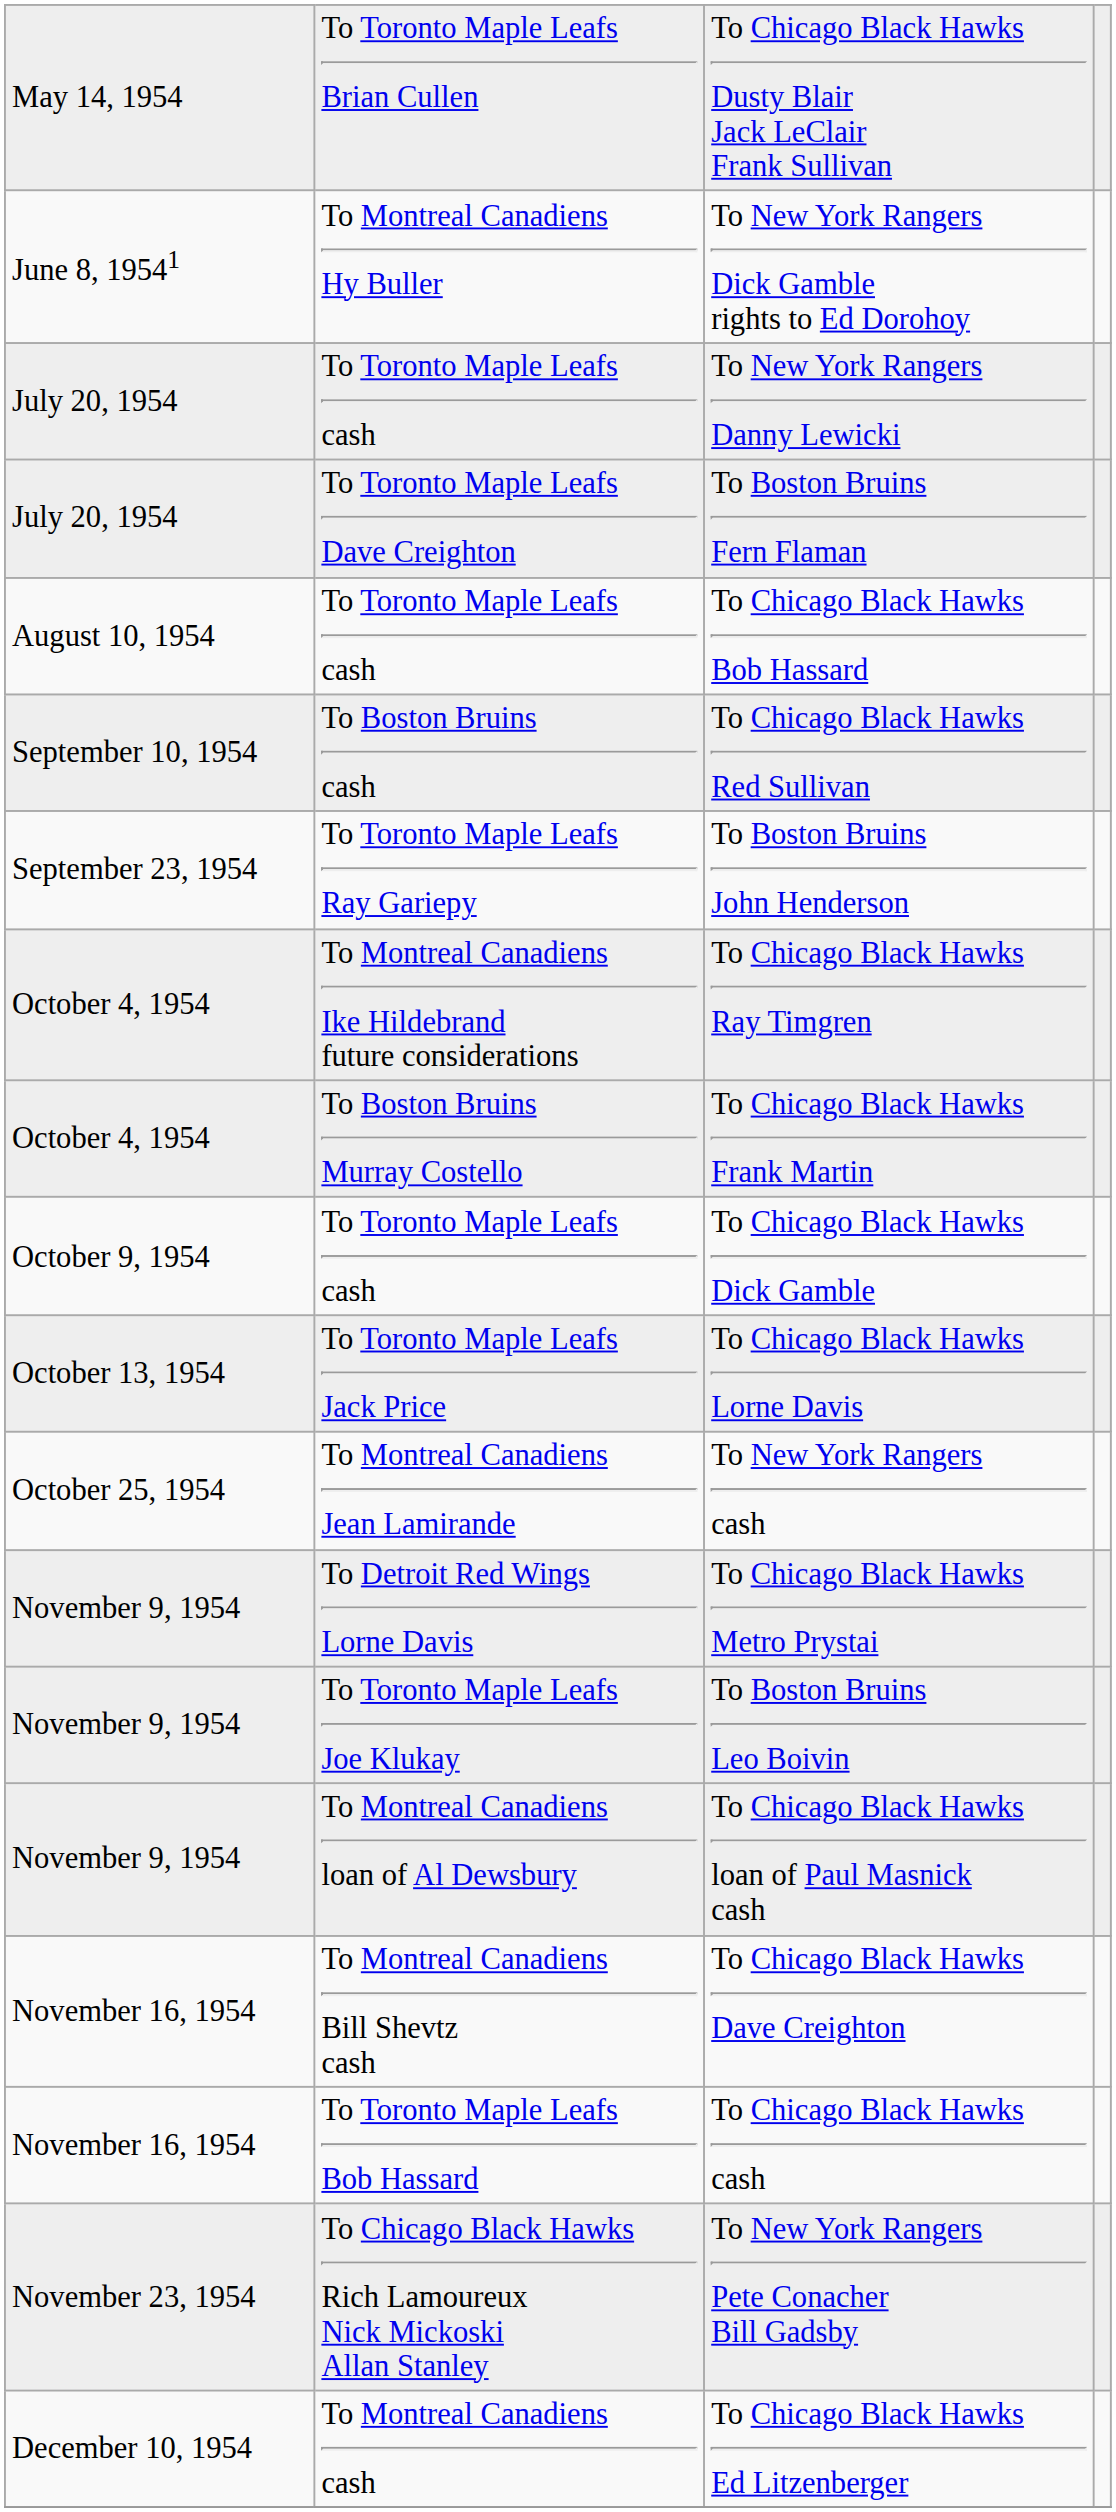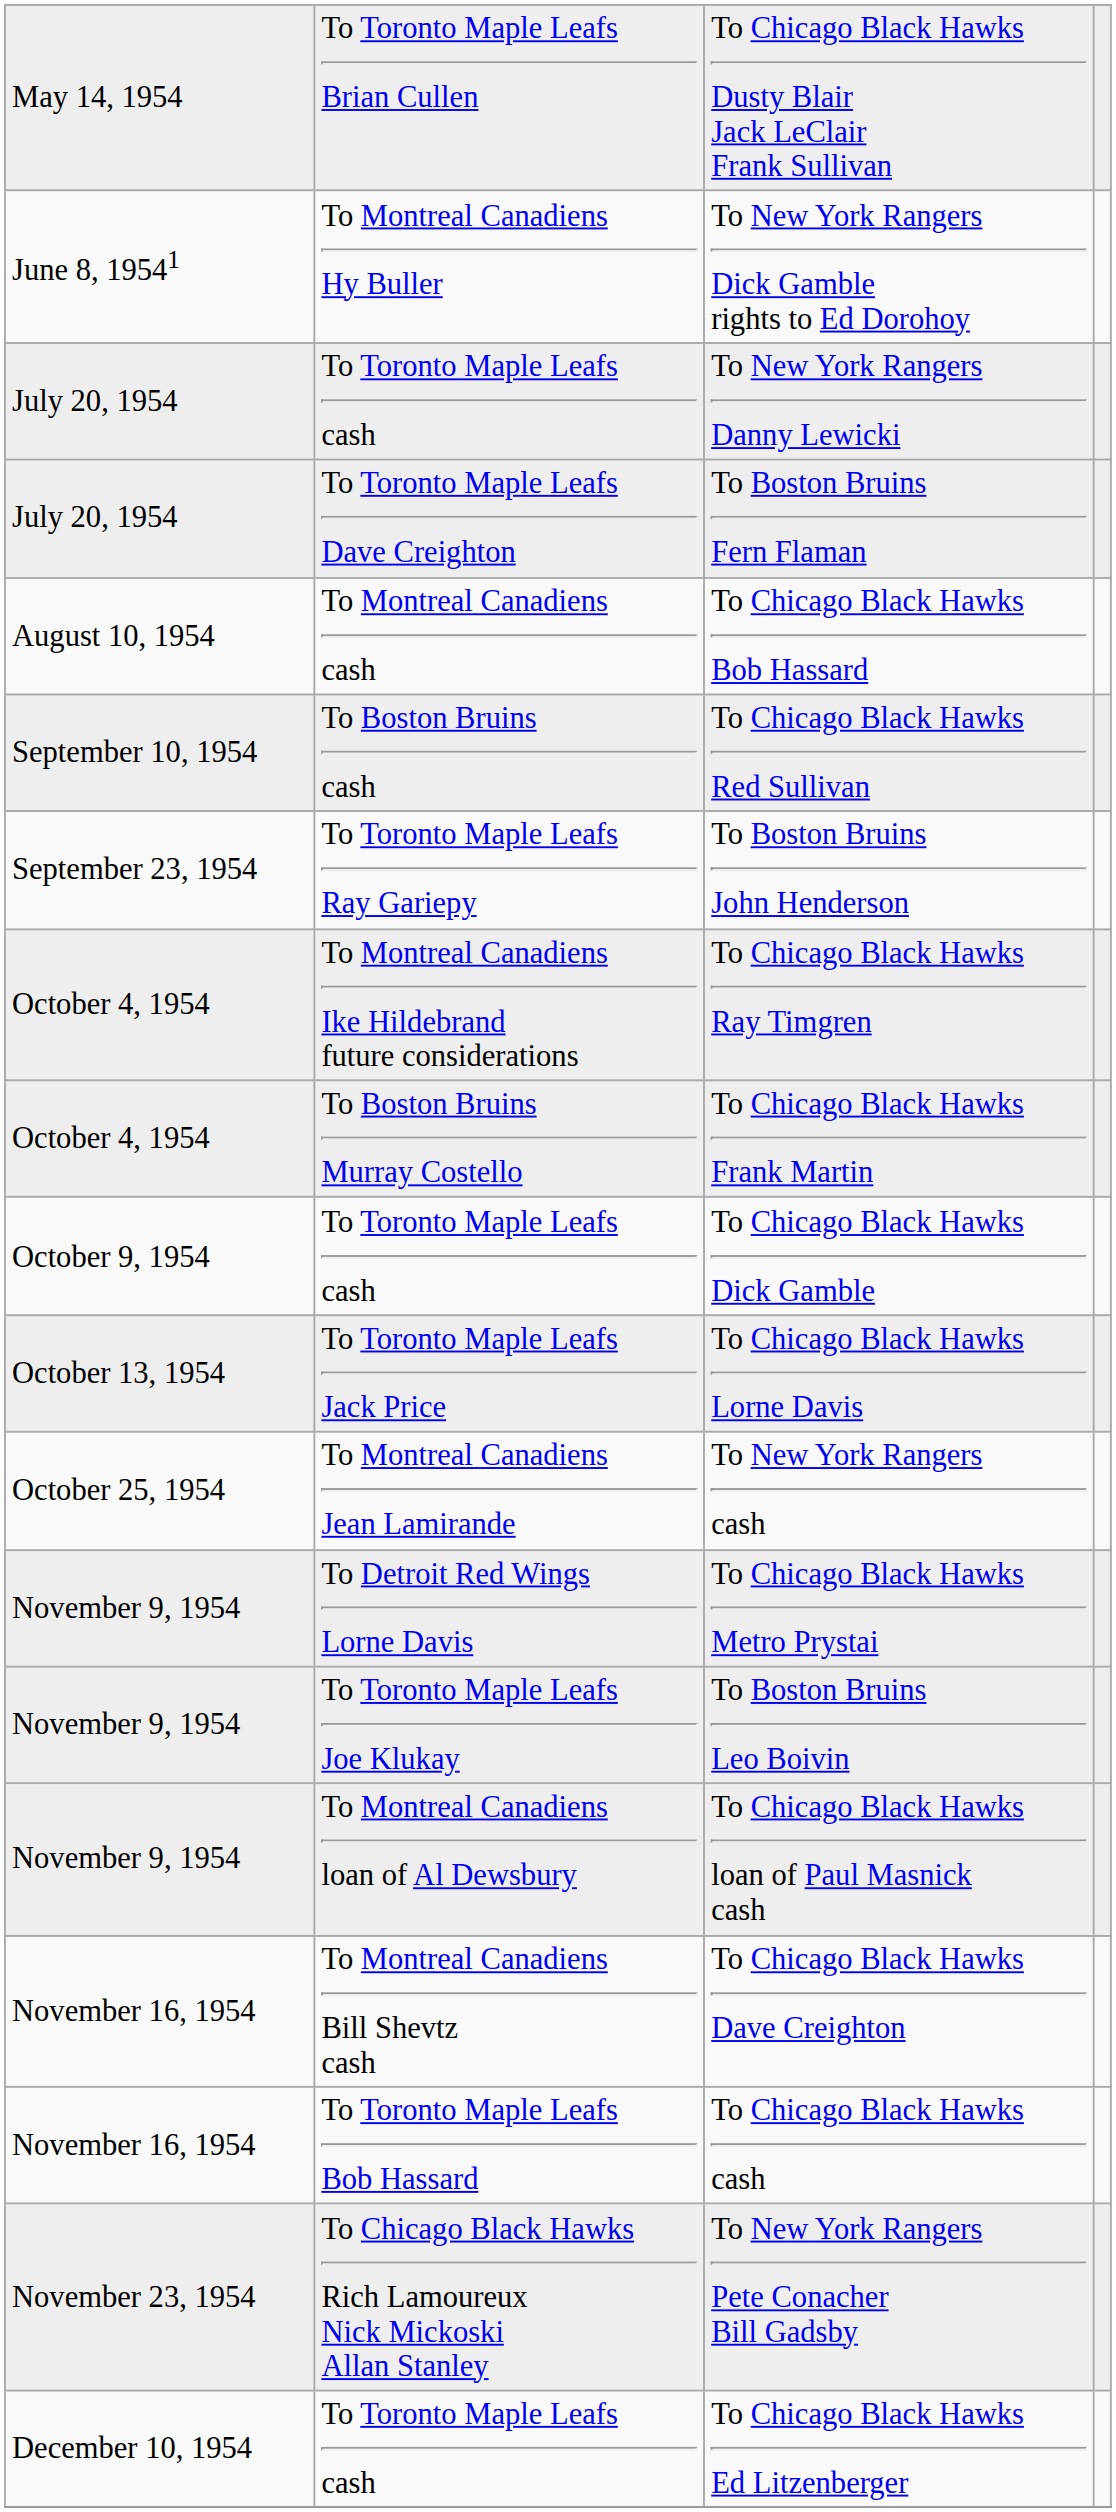(509, 635) To Toronto Maple Leafs cash -> (509, 635) To Montreal Canadiens cash
(509, 2448) To Montreal Canadiens cash -> (509, 2448) To Toronto Maple Leafs cash
